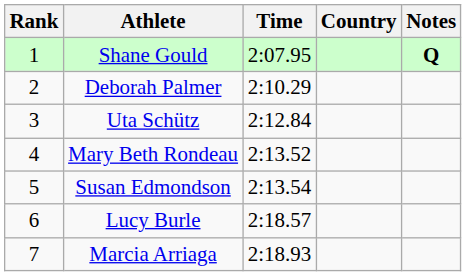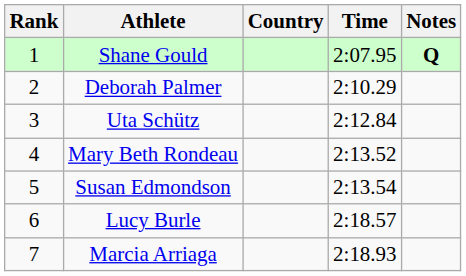columns swapped: (359, 21) <-> (279, 21)
